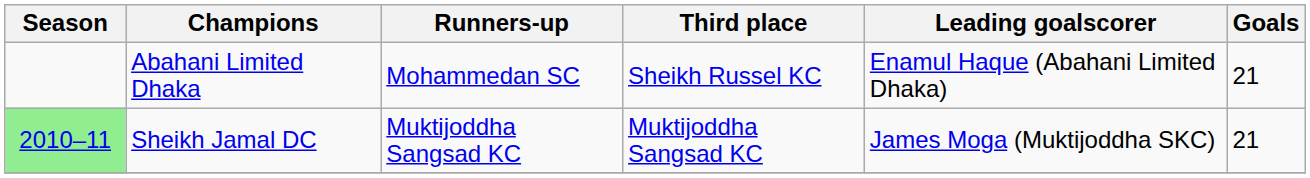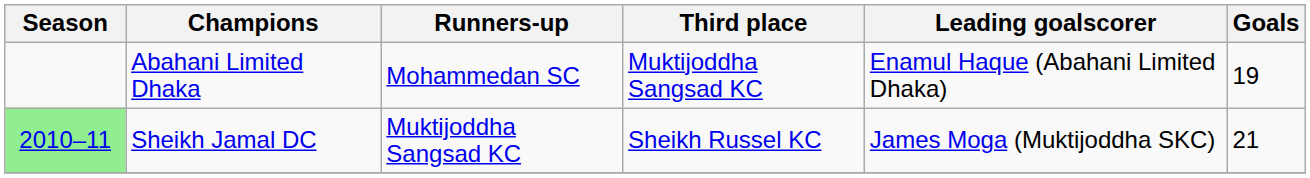(725, 75) Sheikh Russel KC -> (695, 75) Muktijoddha Sangsad KC
(1246, 75) 21 -> (1246, 75) 19
(695, 140) Muktijoddha Sangsad KC -> (725, 140) Sheikh Russel KC
